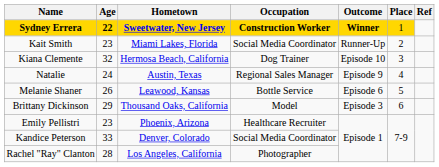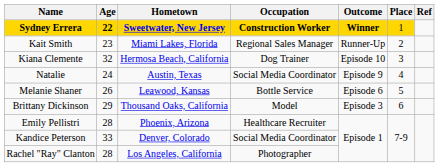(285, 43) Social Media Coordinator -> (285, 43) Regional Sales Manager
(285, 75) Regional Sales Manager -> (285, 75) Social Media Coordinator
(107, 122) 23 -> (107, 122) 28
